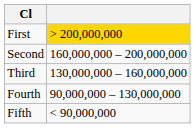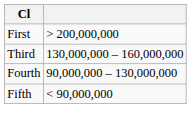(86, 34) gold background -> (83, 34) no background
- row: (26, 53)
